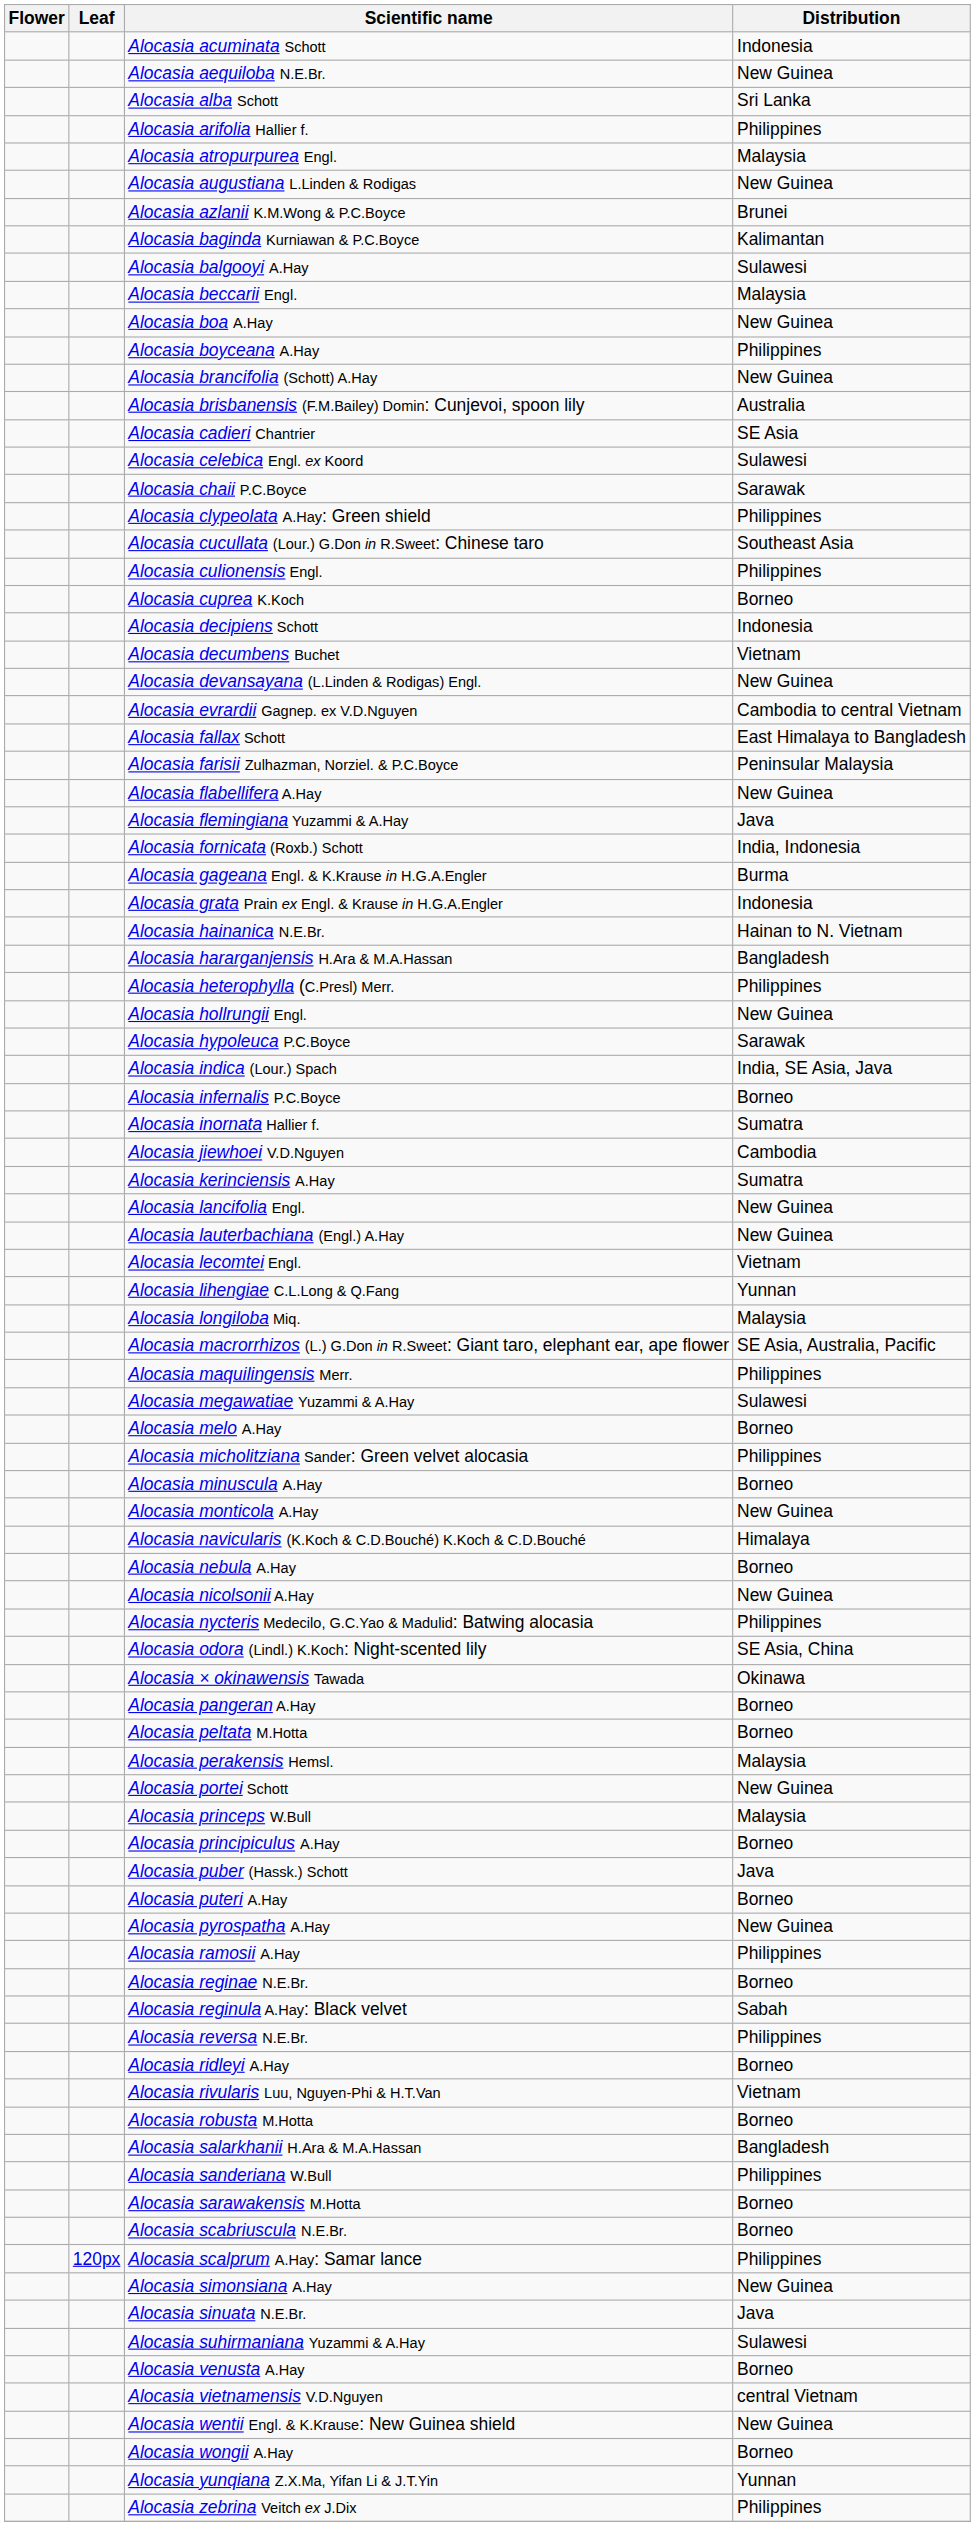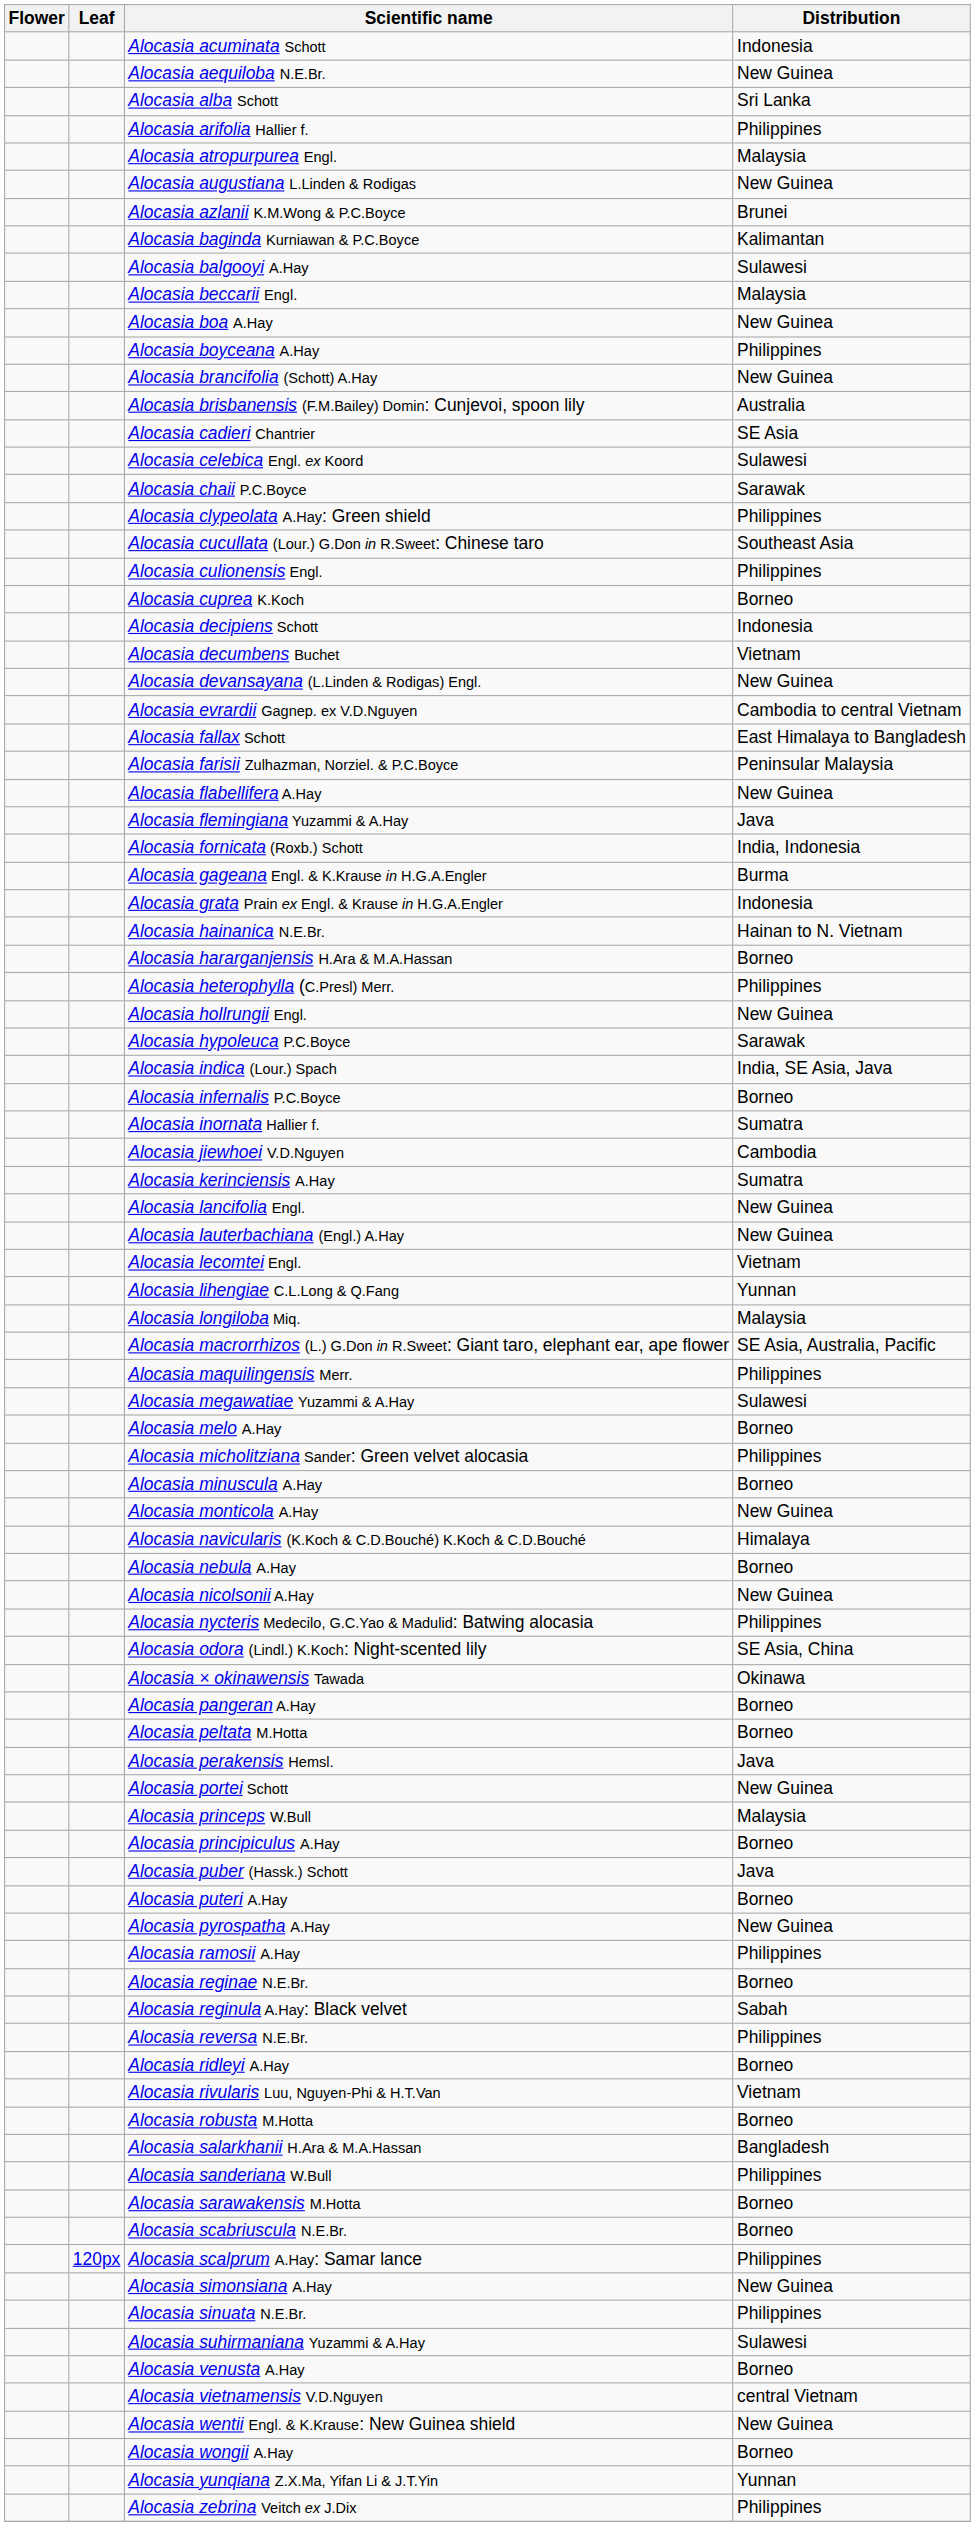(783, 958) Bangladesh -> (765, 958) Borneo
(771, 1760) Malaysia -> (755, 1760) Java
(755, 2314) Java -> (779, 2314) Philippines
